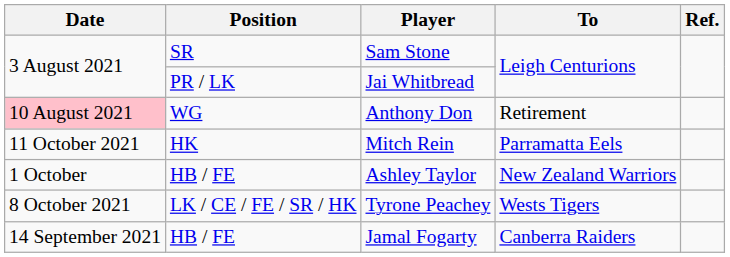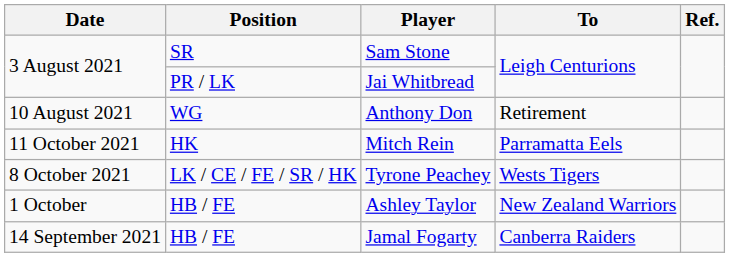(71, 112) pink background -> (71, 112) no background
rows swapped: (421, 174) <-> (428, 205)
